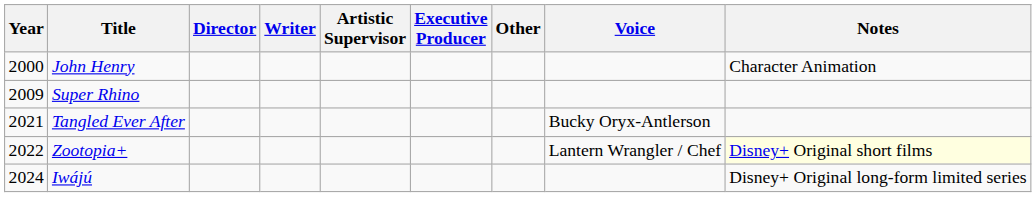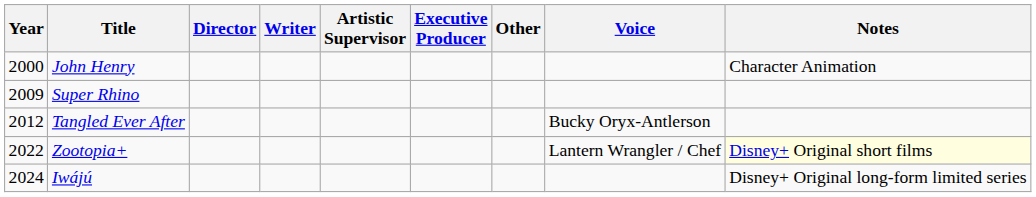(26, 121) 2021 -> (26, 121) 2012
